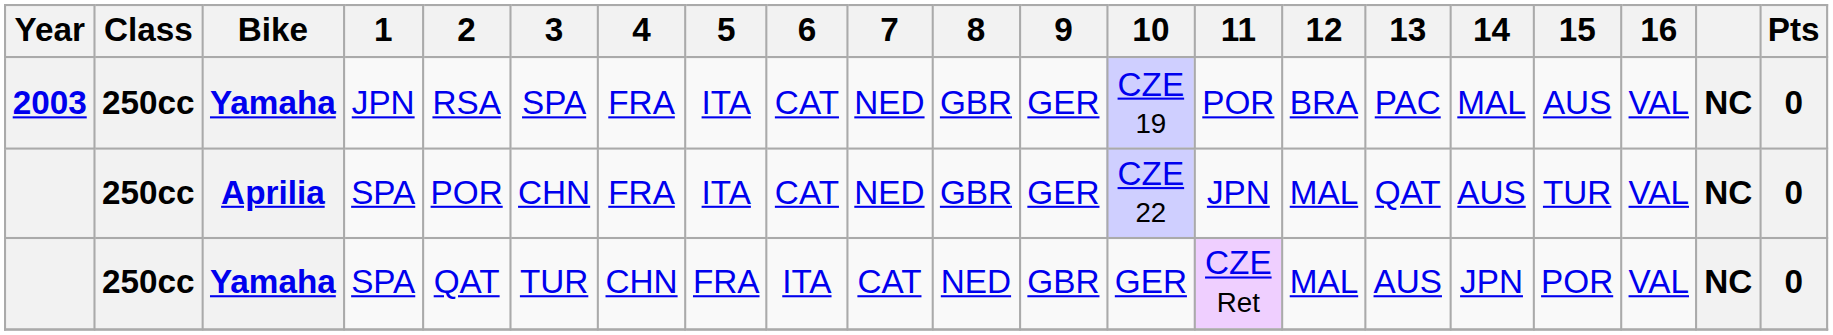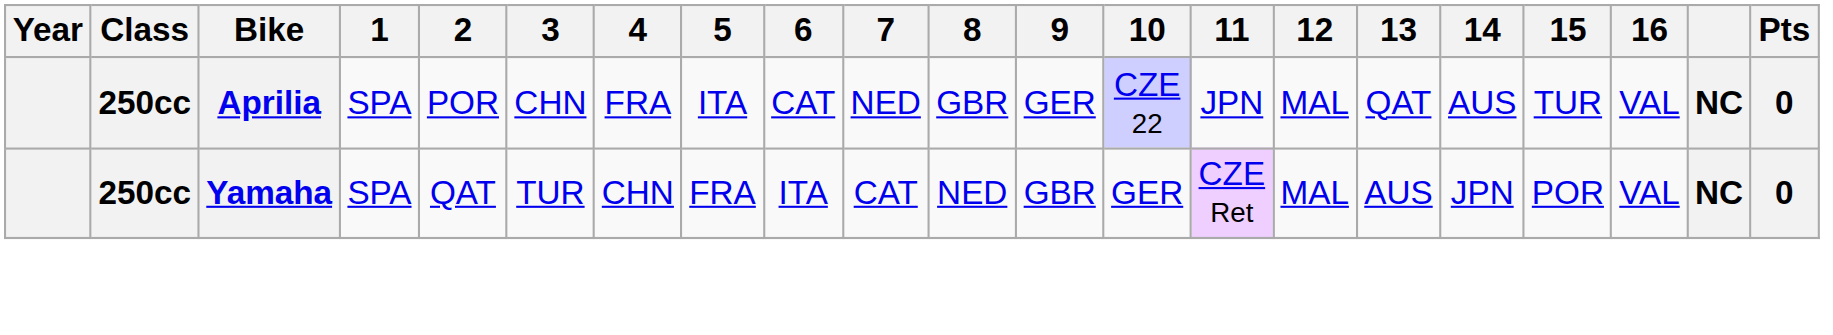- row: (50, 102)
